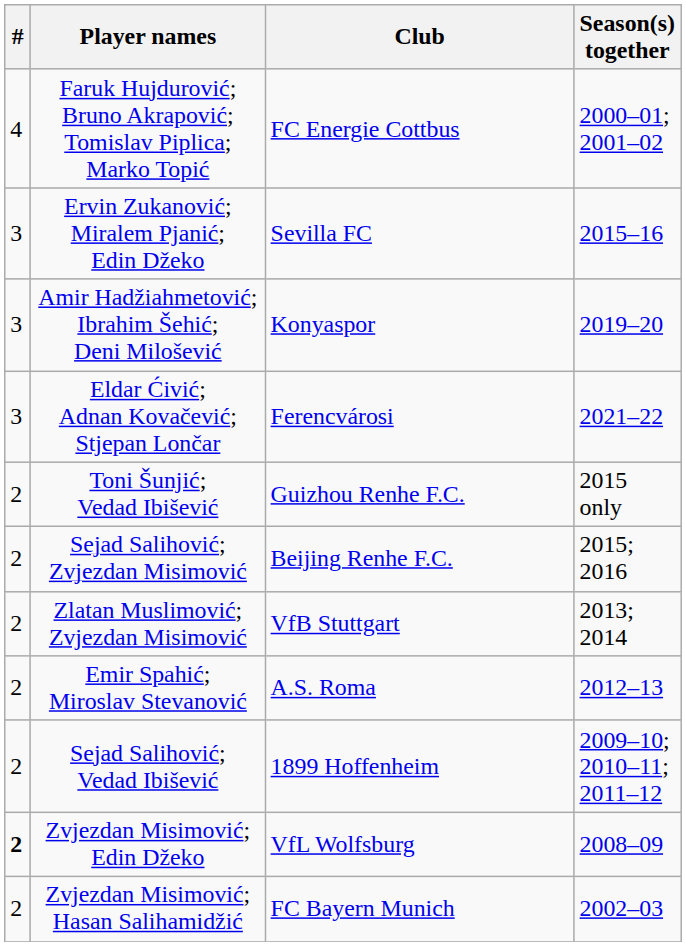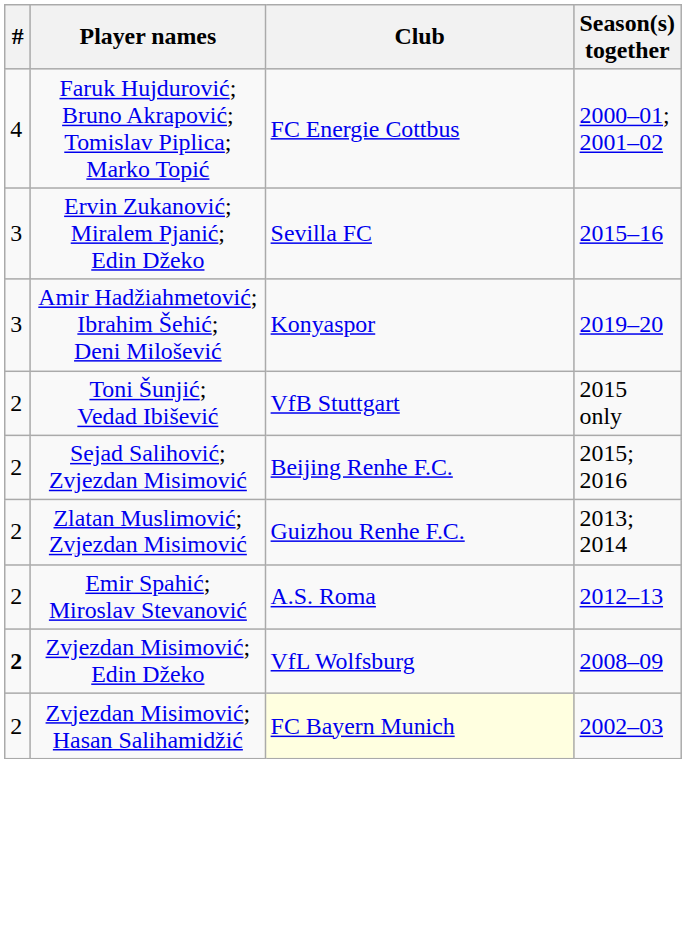- row: (148, 416)
(368, 494) Guizhou Renhe F.C. -> (335, 402) VfB Stuttgart
(335, 623) VfB Stuttgart -> (368, 531) Guizhou Renhe F.C.
- row: (148, 765)
(363, 908) no background -> (363, 725) lightyellow background
